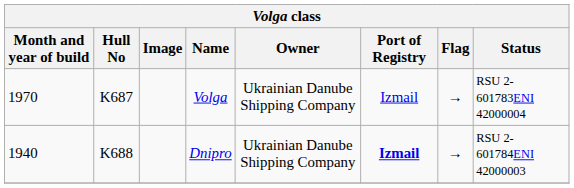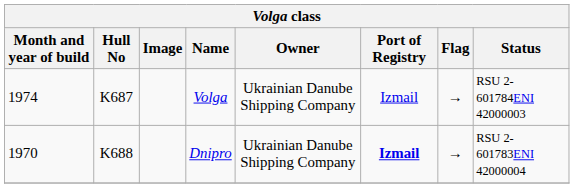(23, 96) 1970 -> (23, 96) 1974
(505, 97) RSU 2-601783ENI 42000004 -> (505, 97) RSU 2-601784ENI 42000003
(23, 154) 1940 -> (23, 154) 1970
(505, 154) RSU 2-601784ENI 42000003 -> (505, 154) RSU 2-601783ENI 42000004
